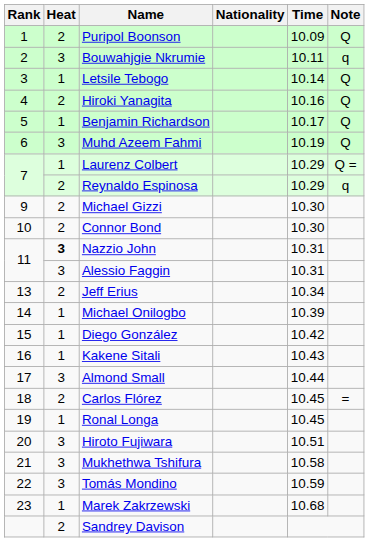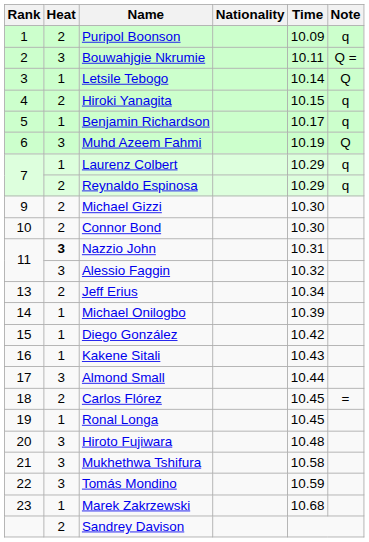(346, 36) Q -> (346, 36) q
(346, 57) q -> (346, 57) Q =
(308, 100) 10.16 -> (308, 100) 10.15
(346, 100) Q -> (346, 100) q
(346, 121) Q -> (346, 121) q
(346, 164) Q = -> (346, 164) q
(308, 270) 10.31 -> (308, 270) 10.32
(308, 441) 10.51 -> (308, 441) 10.48
